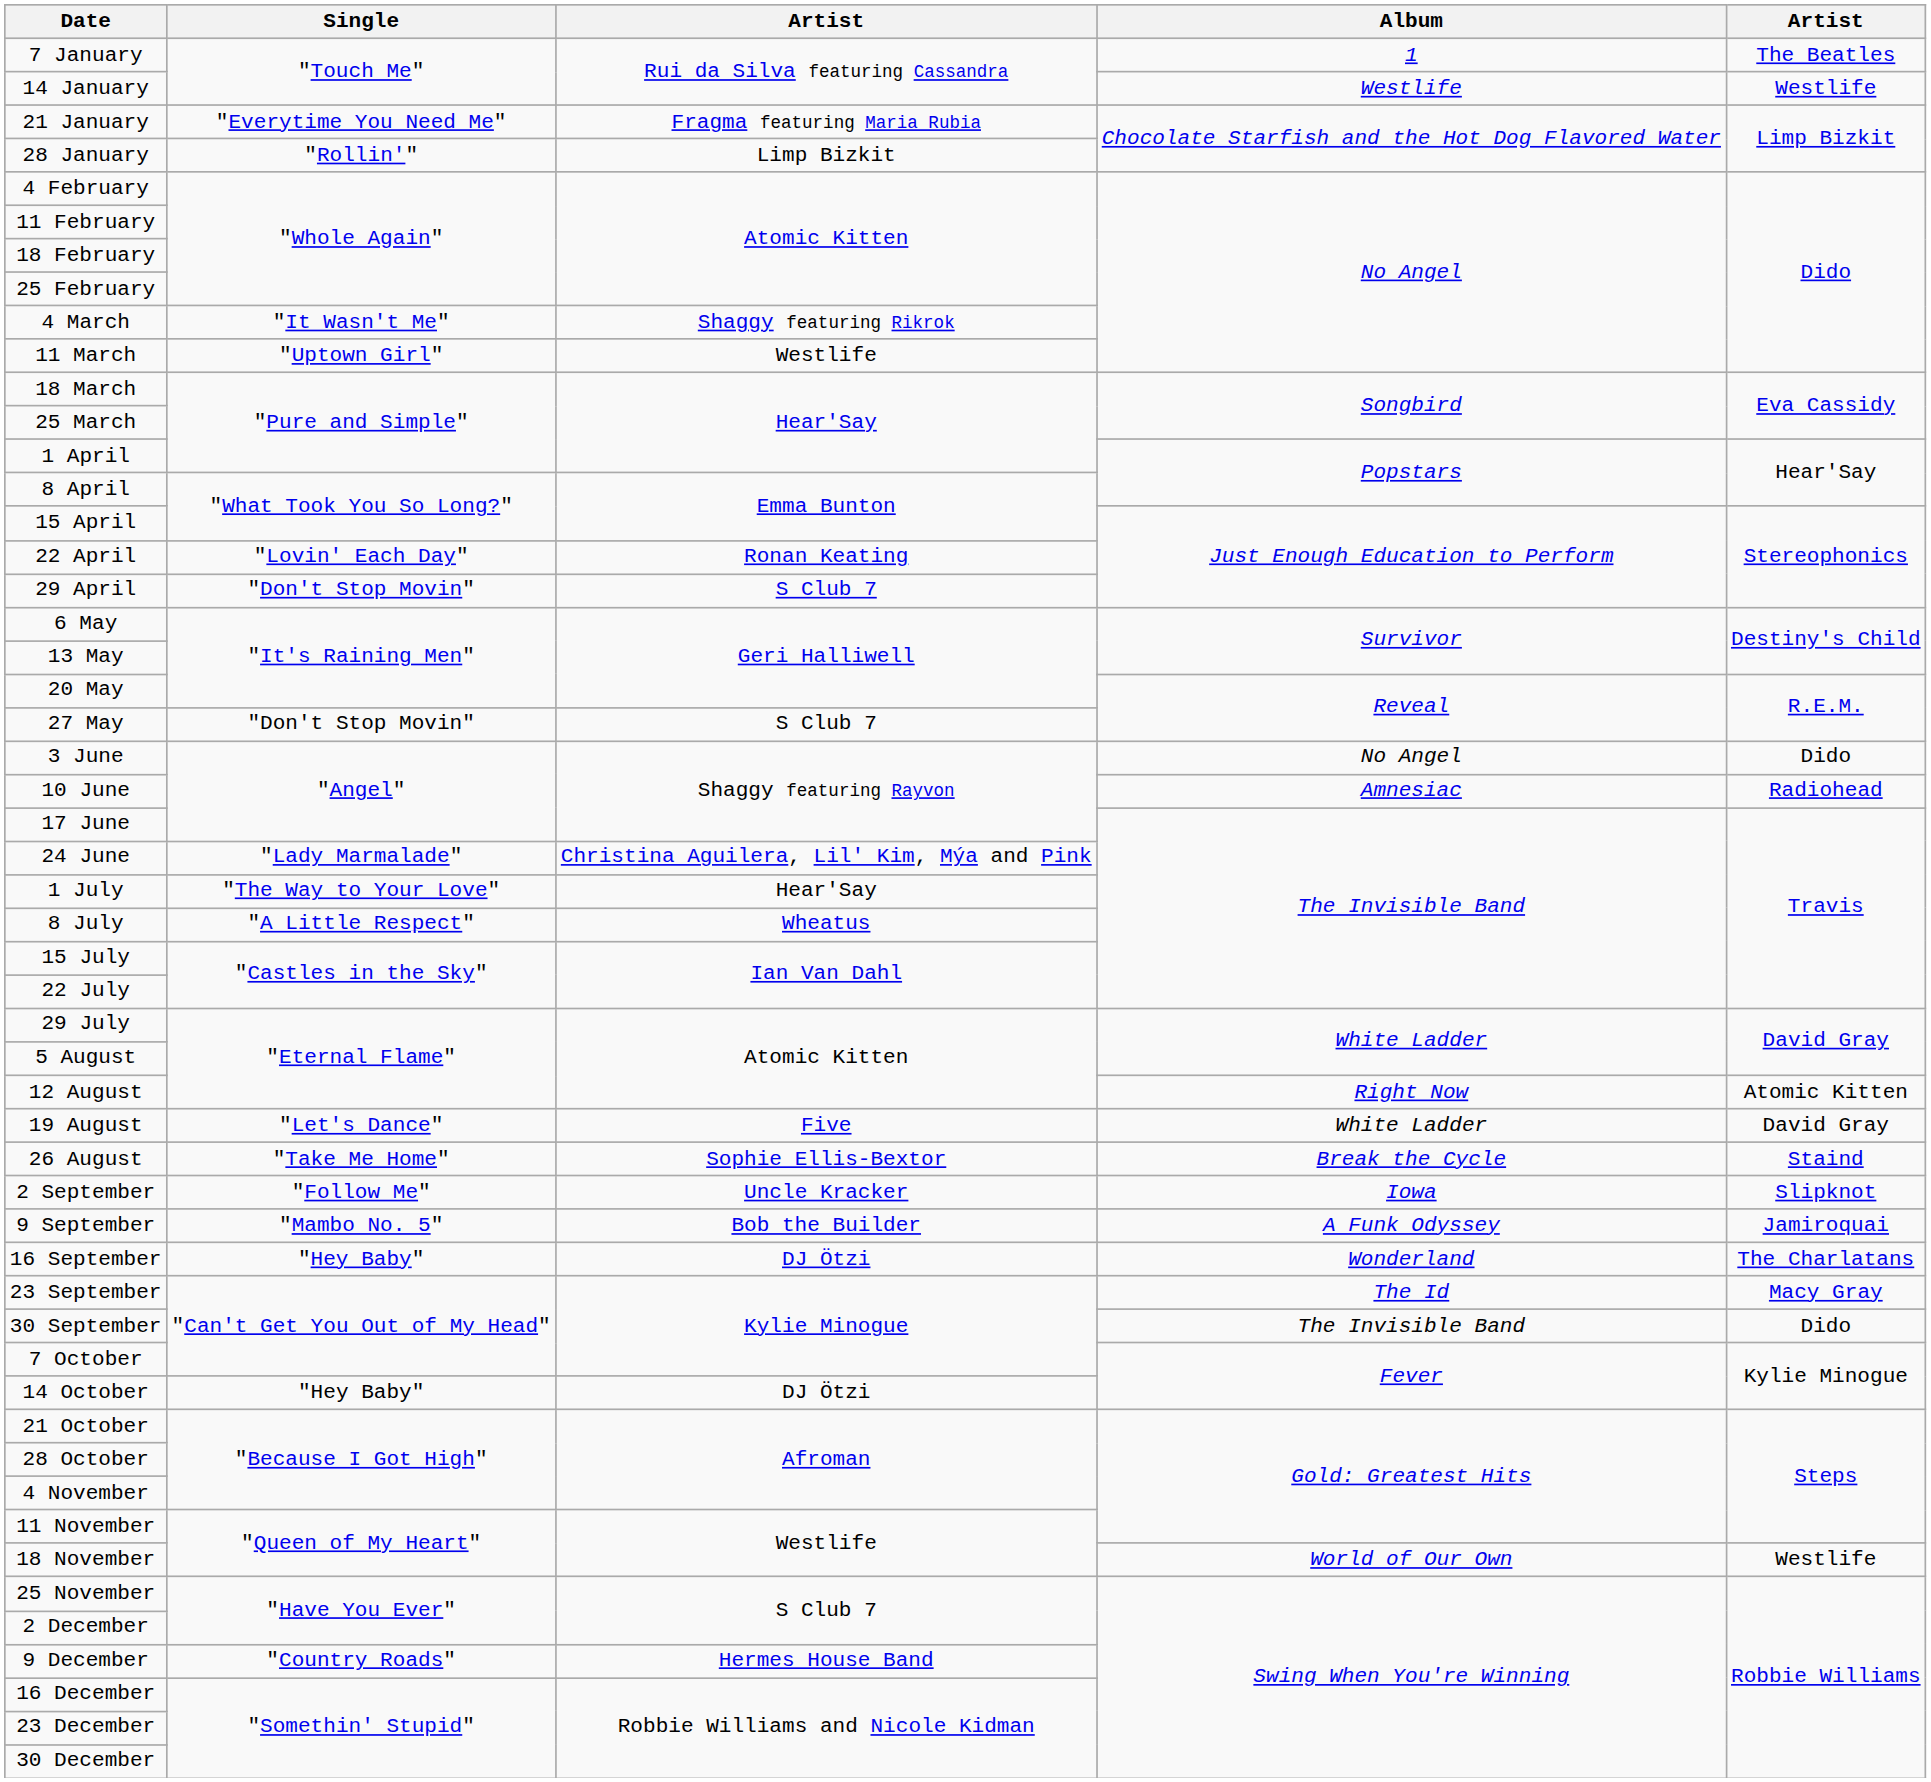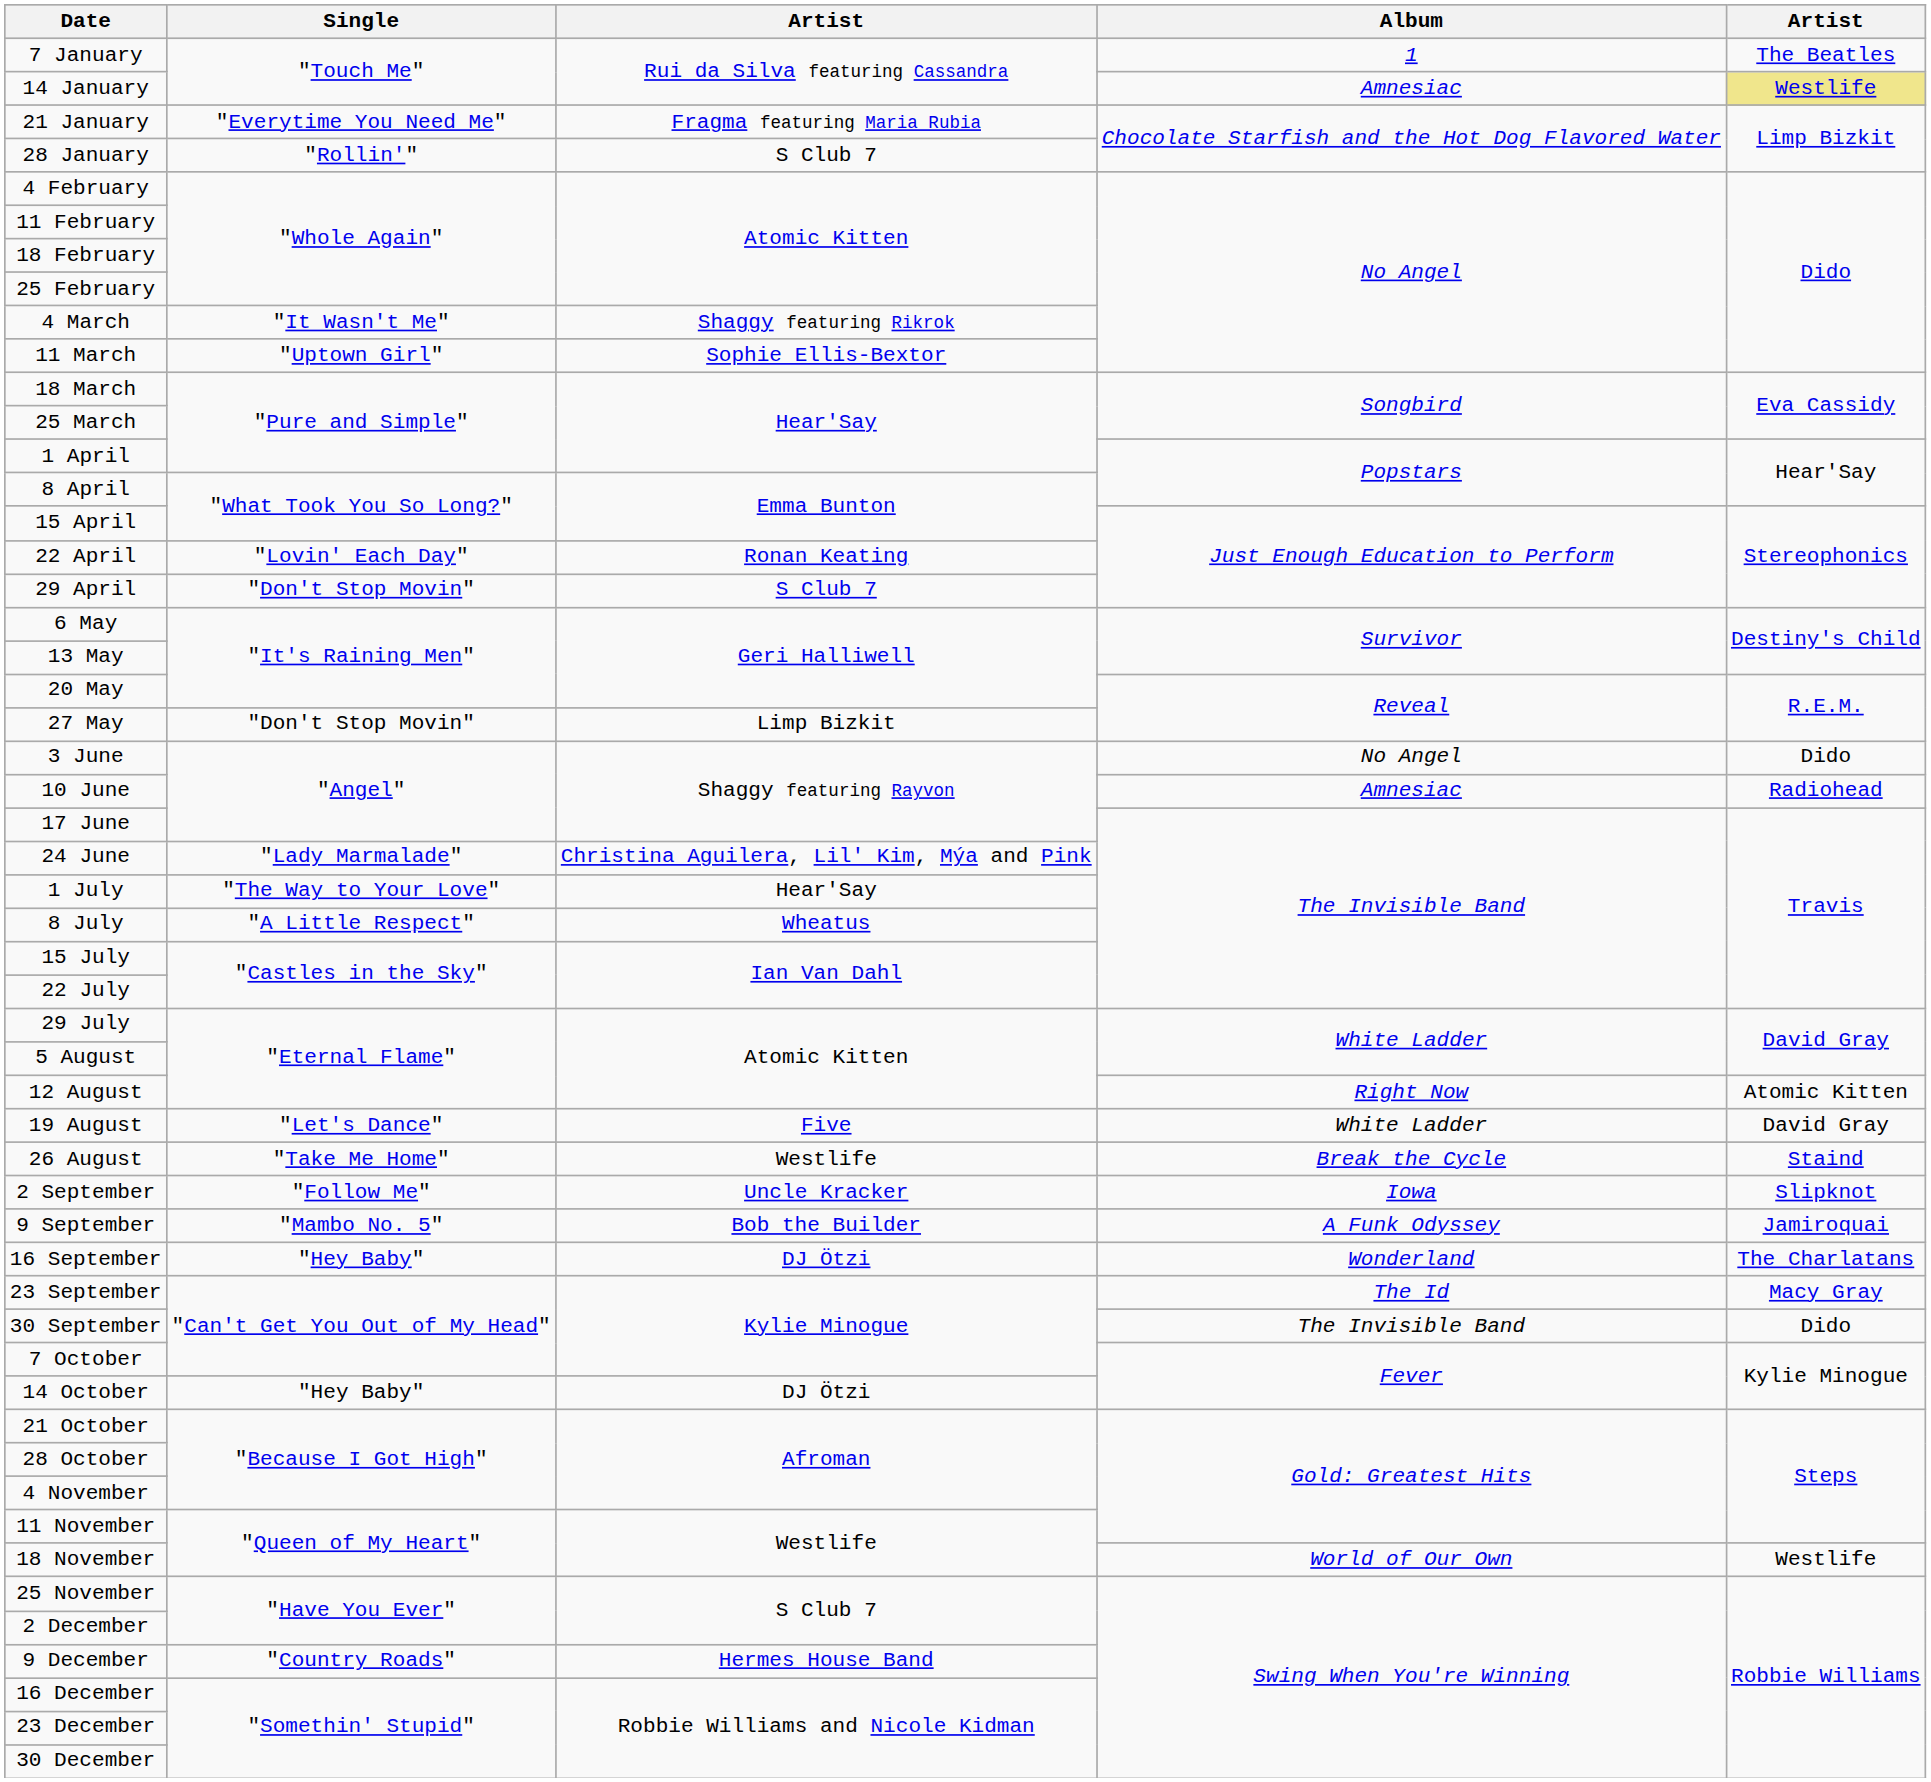(1411, 88) Westlife -> (1411, 88) Amnesiac
(1826, 88) no background -> (1826, 88) khaki background
(826, 155) Limp Bizkit -> (826, 155) S Club 7
(826, 356) Westlife -> (826, 356) Sophie Ellis-Bextor
(826, 724) S Club 7 -> (826, 724) Limp Bizkit
(826, 1159) Sophie Ellis-Bextor -> (826, 1159) Westlife
